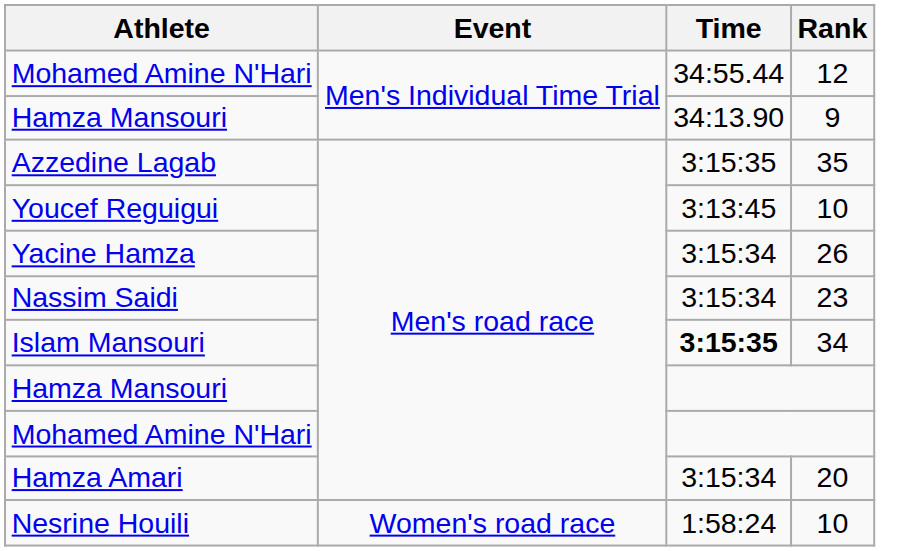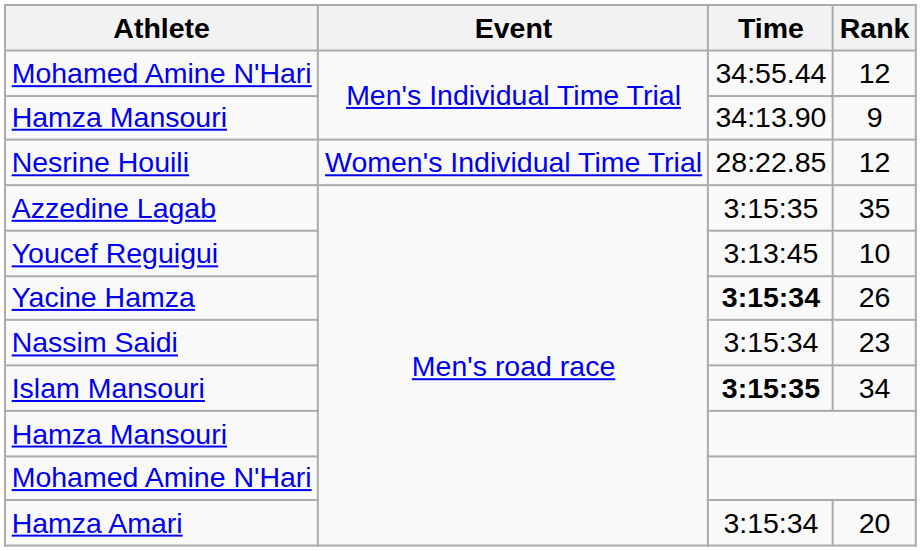+ row: (100, 163)
(729, 253) normal -> (771, 298) bold
- row: (100, 523)
